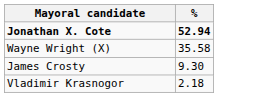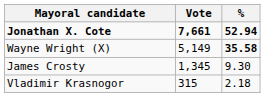+ column: (199, 13)
(194, 48) normal -> (241, 48) bold
